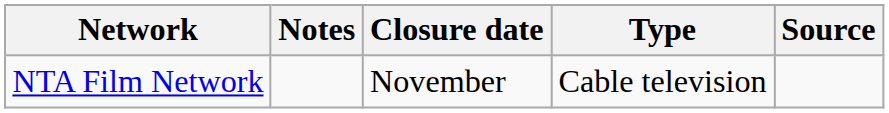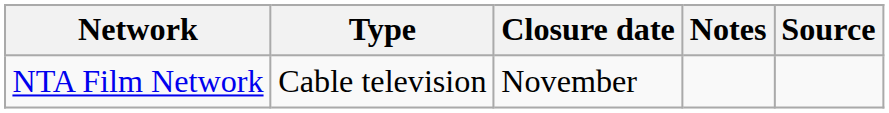columns swapped: (662, 30) <-> (317, 30)
